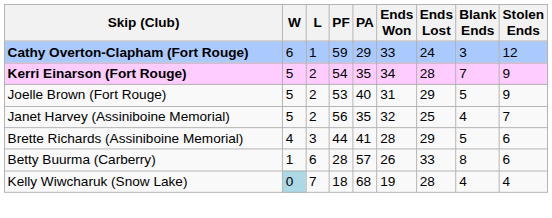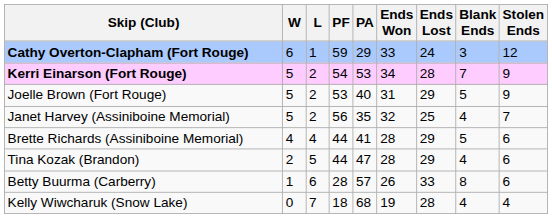(364, 73) 35 -> (364, 73) 53
(313, 138) 3 -> (313, 138) 4
+ row: (73, 159)
(290, 181) lightblue background -> (290, 203) no background
